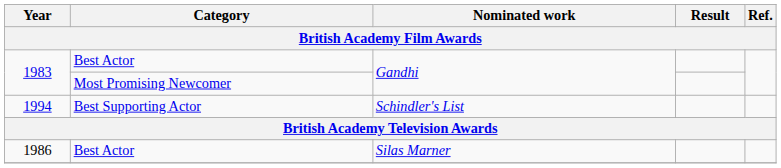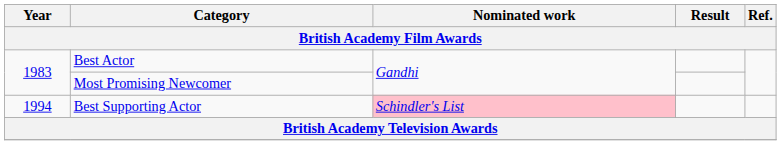(420, 106) no background -> (420, 106) pink background
- row: (37, 151)
